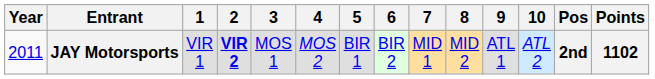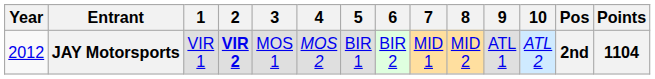(26, 52) 2011 -> (26, 52) 2012
(620, 52) 1102 -> (622, 52) 1104
